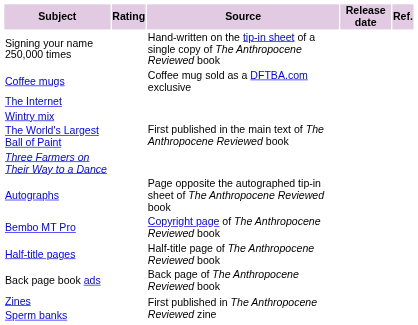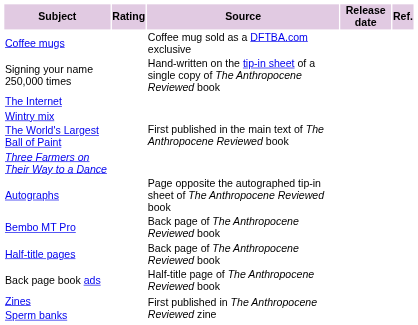rows swapped: (35, 81) <-> (49, 49)
(234, 228) Copyright page of The Anthropocene Reviewed book -> (223, 228) Back page of The Anthropocene Reviewed book
(231, 254) Half-title page of The Anthropocene Reviewed book -> (223, 254) Back page of The Anthropocene Reviewed book
(223, 281) Back page of The Anthropocene Reviewed book -> (231, 281) Half-title page of The Anthropocene Reviewed book
